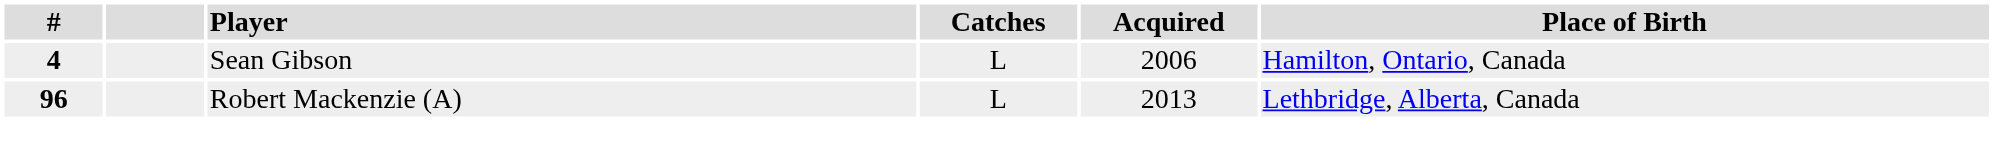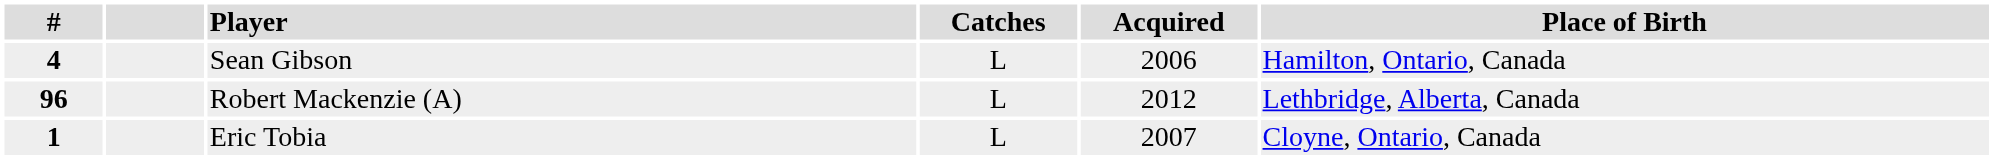(1169, 98) 2013 -> (1169, 98) 2012
+ row: (268, 137)
